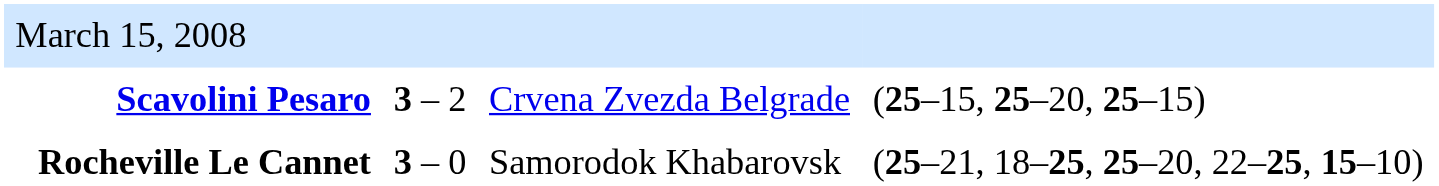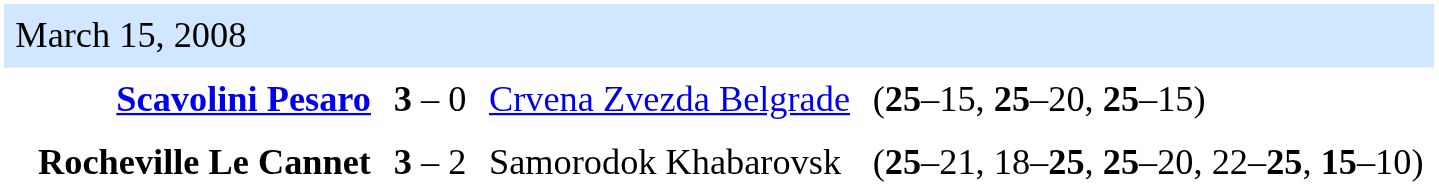(430, 98) 3 – 2 -> (430, 98) 3 – 0
(430, 162) 3 – 0 -> (430, 162) 3 – 2
